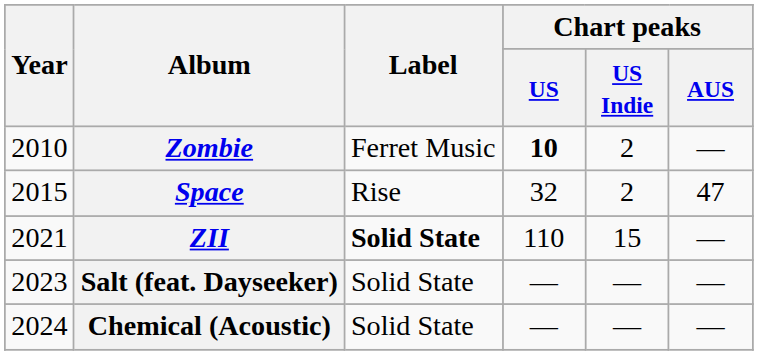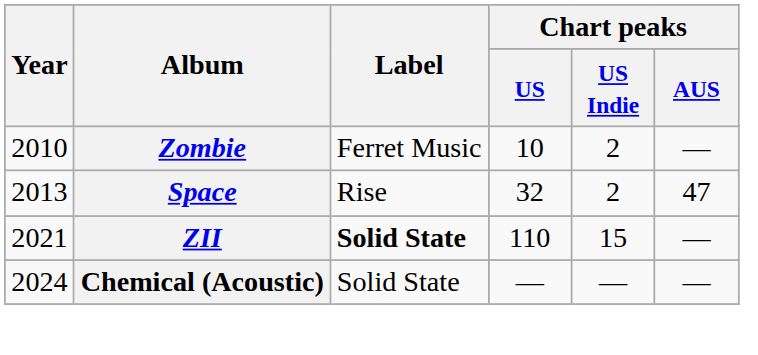(544, 147) bold -> (530, 147) normal
(40, 192) 2015 -> (40, 192) 2013
- row: (209, 281)
